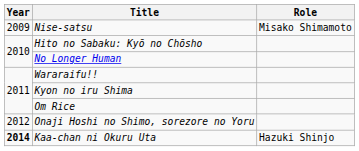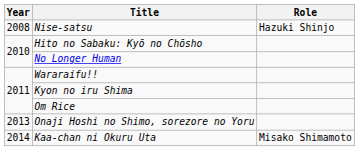(18, 28) 2009 -> (18, 28) 2008
(305, 28) Misako Shimamoto -> (297, 28) Hazuki Shinjo
(18, 122) 2012 -> (18, 122) 2013
(18, 138) bold -> (18, 138) normal
(297, 138) Hazuki Shinjo -> (305, 138) Misako Shimamoto
